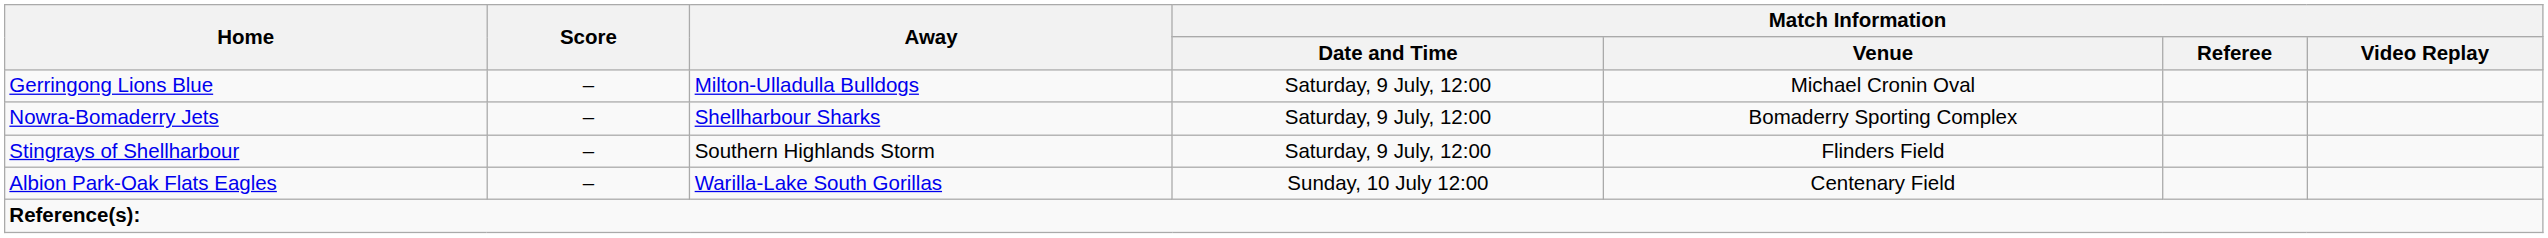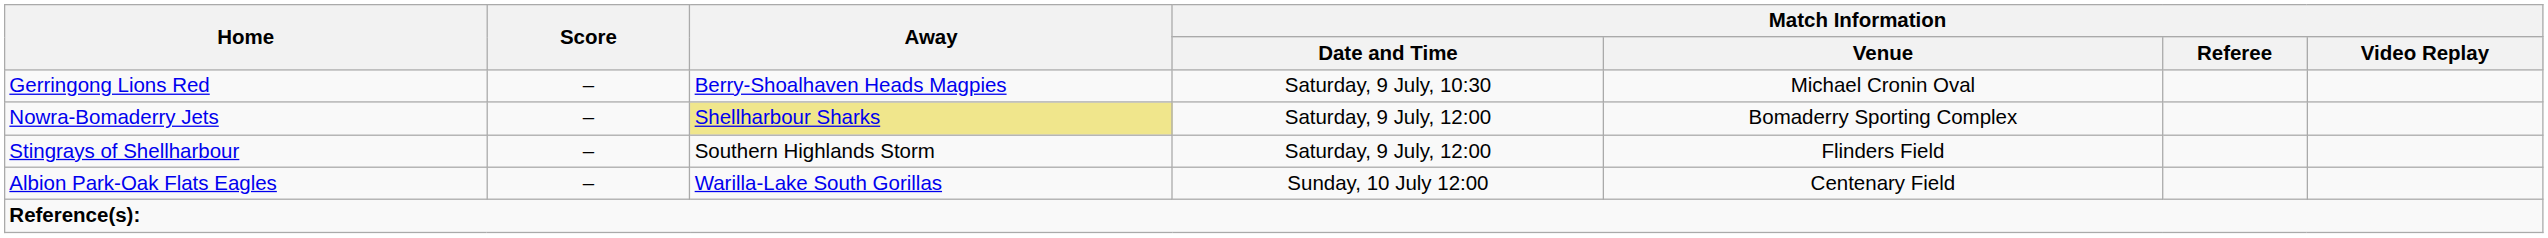+ row: (110, 85)
- row: (111, 85)
(787, 118) no background -> (787, 118) khaki background
